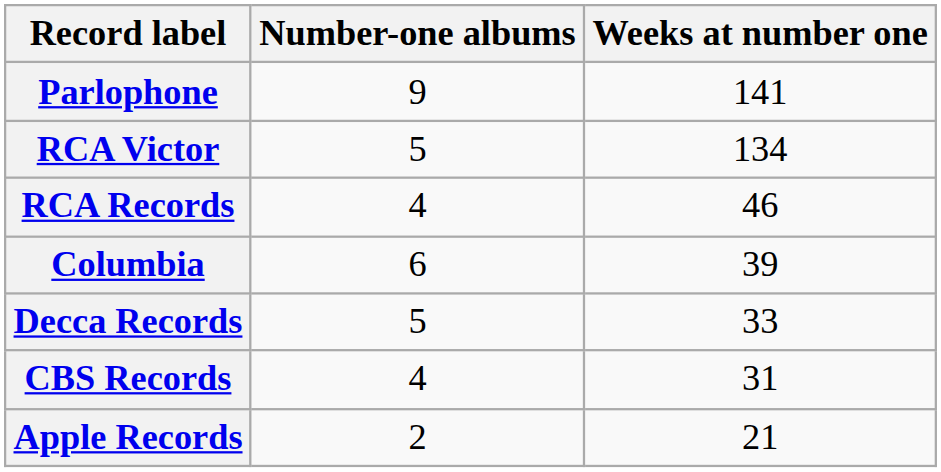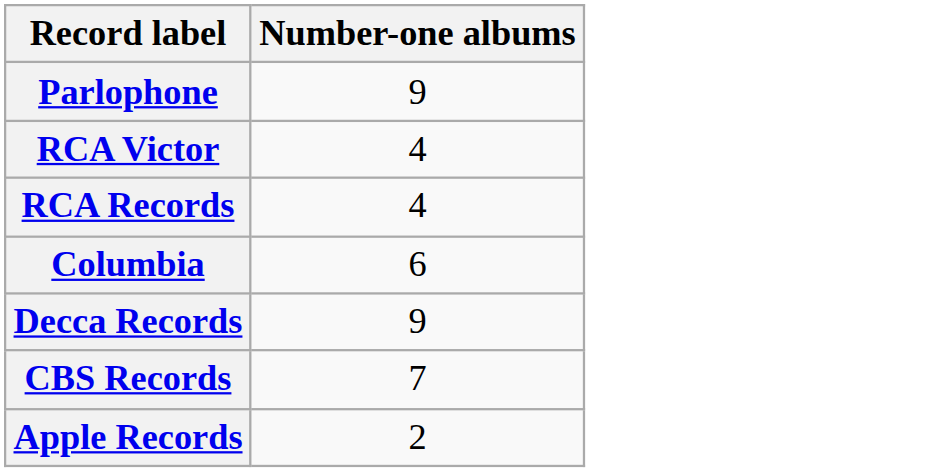- column: (760, 33)
(417, 148) 5 -> (417, 148) 4
(417, 321) 5 -> (417, 321) 9
(417, 378) 4 -> (417, 378) 7
